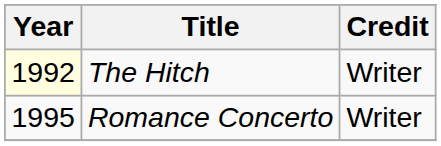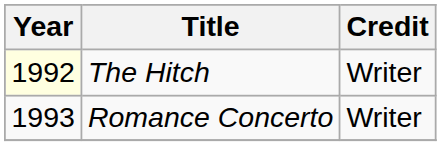(43, 117) 1995 -> (43, 117) 1993
